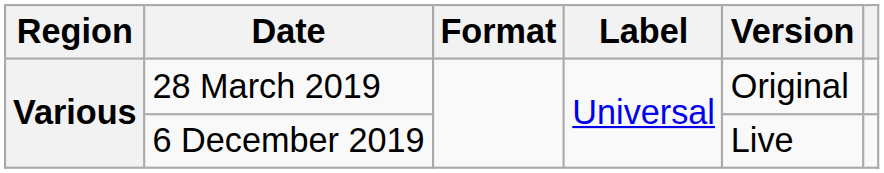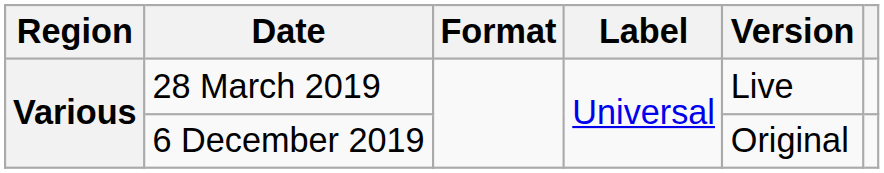(790, 85) Original -> (762, 85) Live
(762, 140) Live -> (790, 140) Original
